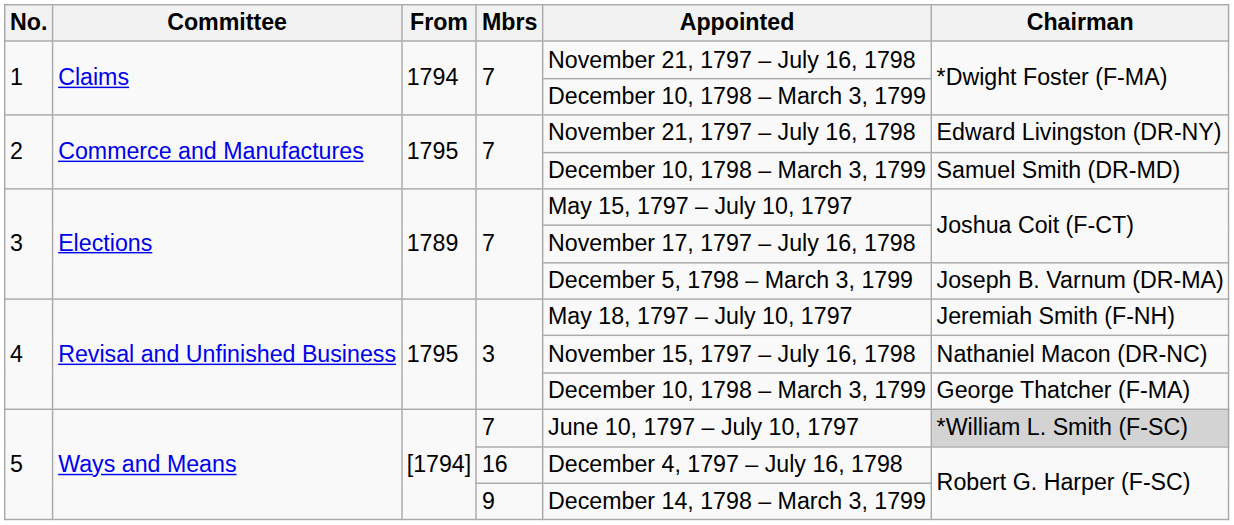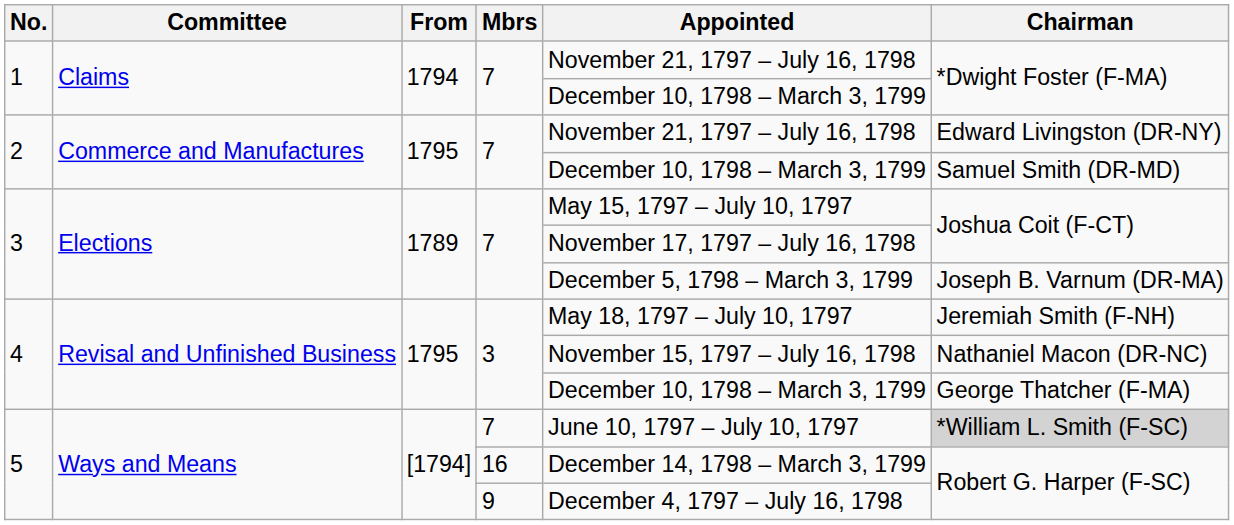(725, 464) December 4, 1797 – July 16, 1798 -> (737, 464) December 14, 1798 – March 3, 1799
(737, 501) December 14, 1798 – March 3, 1799 -> (725, 501) December 4, 1797 – July 16, 1798
